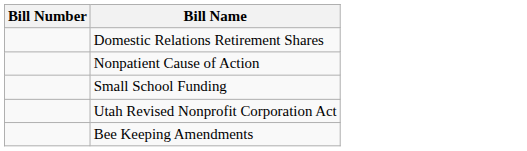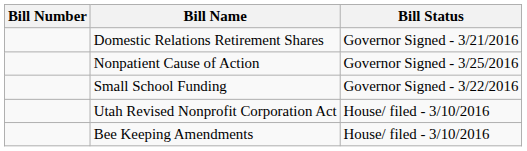+ column: (431, 16)
